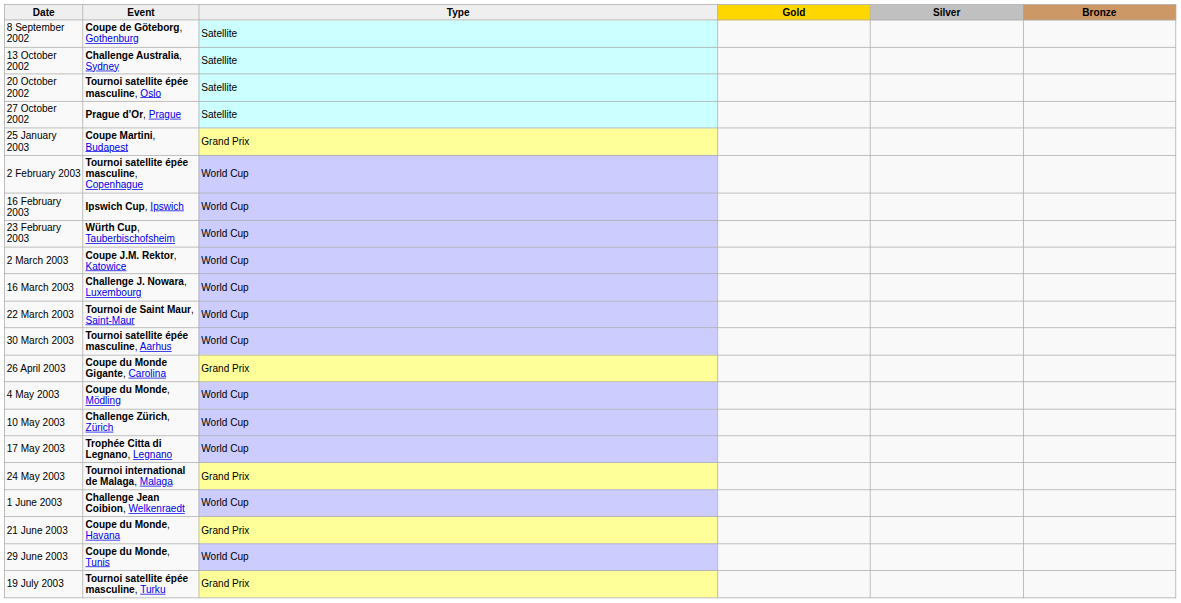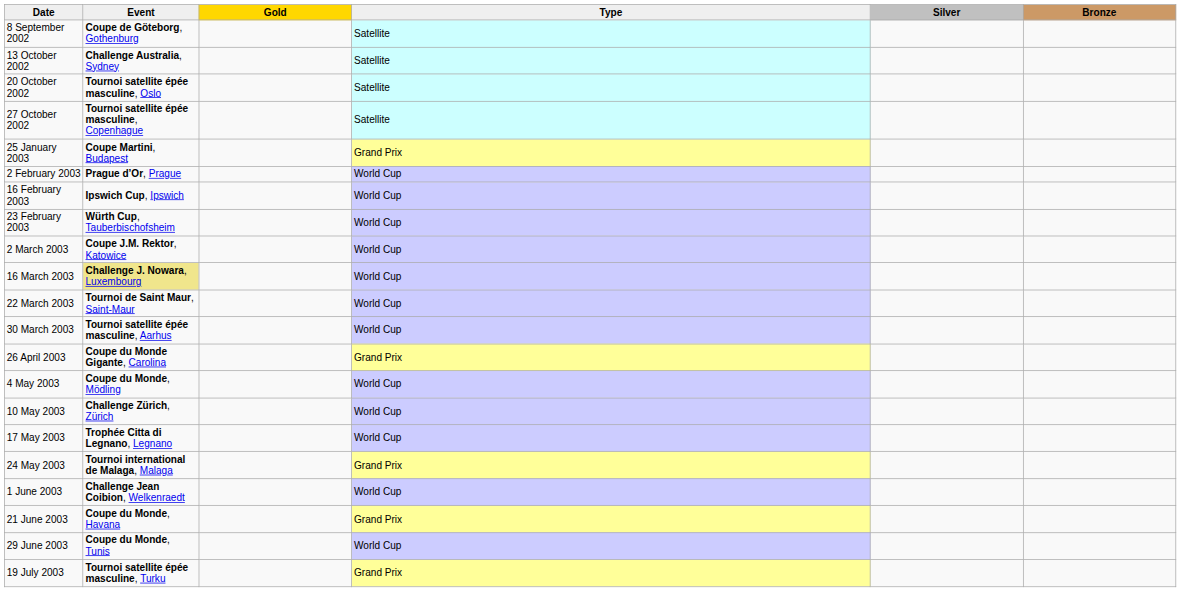columns swapped: (458, 12) <-> (794, 12)
(133, 114) Prague d’Or, Prague -> (137, 120) Tournoi satellite épée masculine, Copenhague
(137, 174) Tournoi satellite épée masculine, Copenhague -> (133, 174) Prague d’Or, Prague
(136, 287) no background -> (136, 276) khaki background
